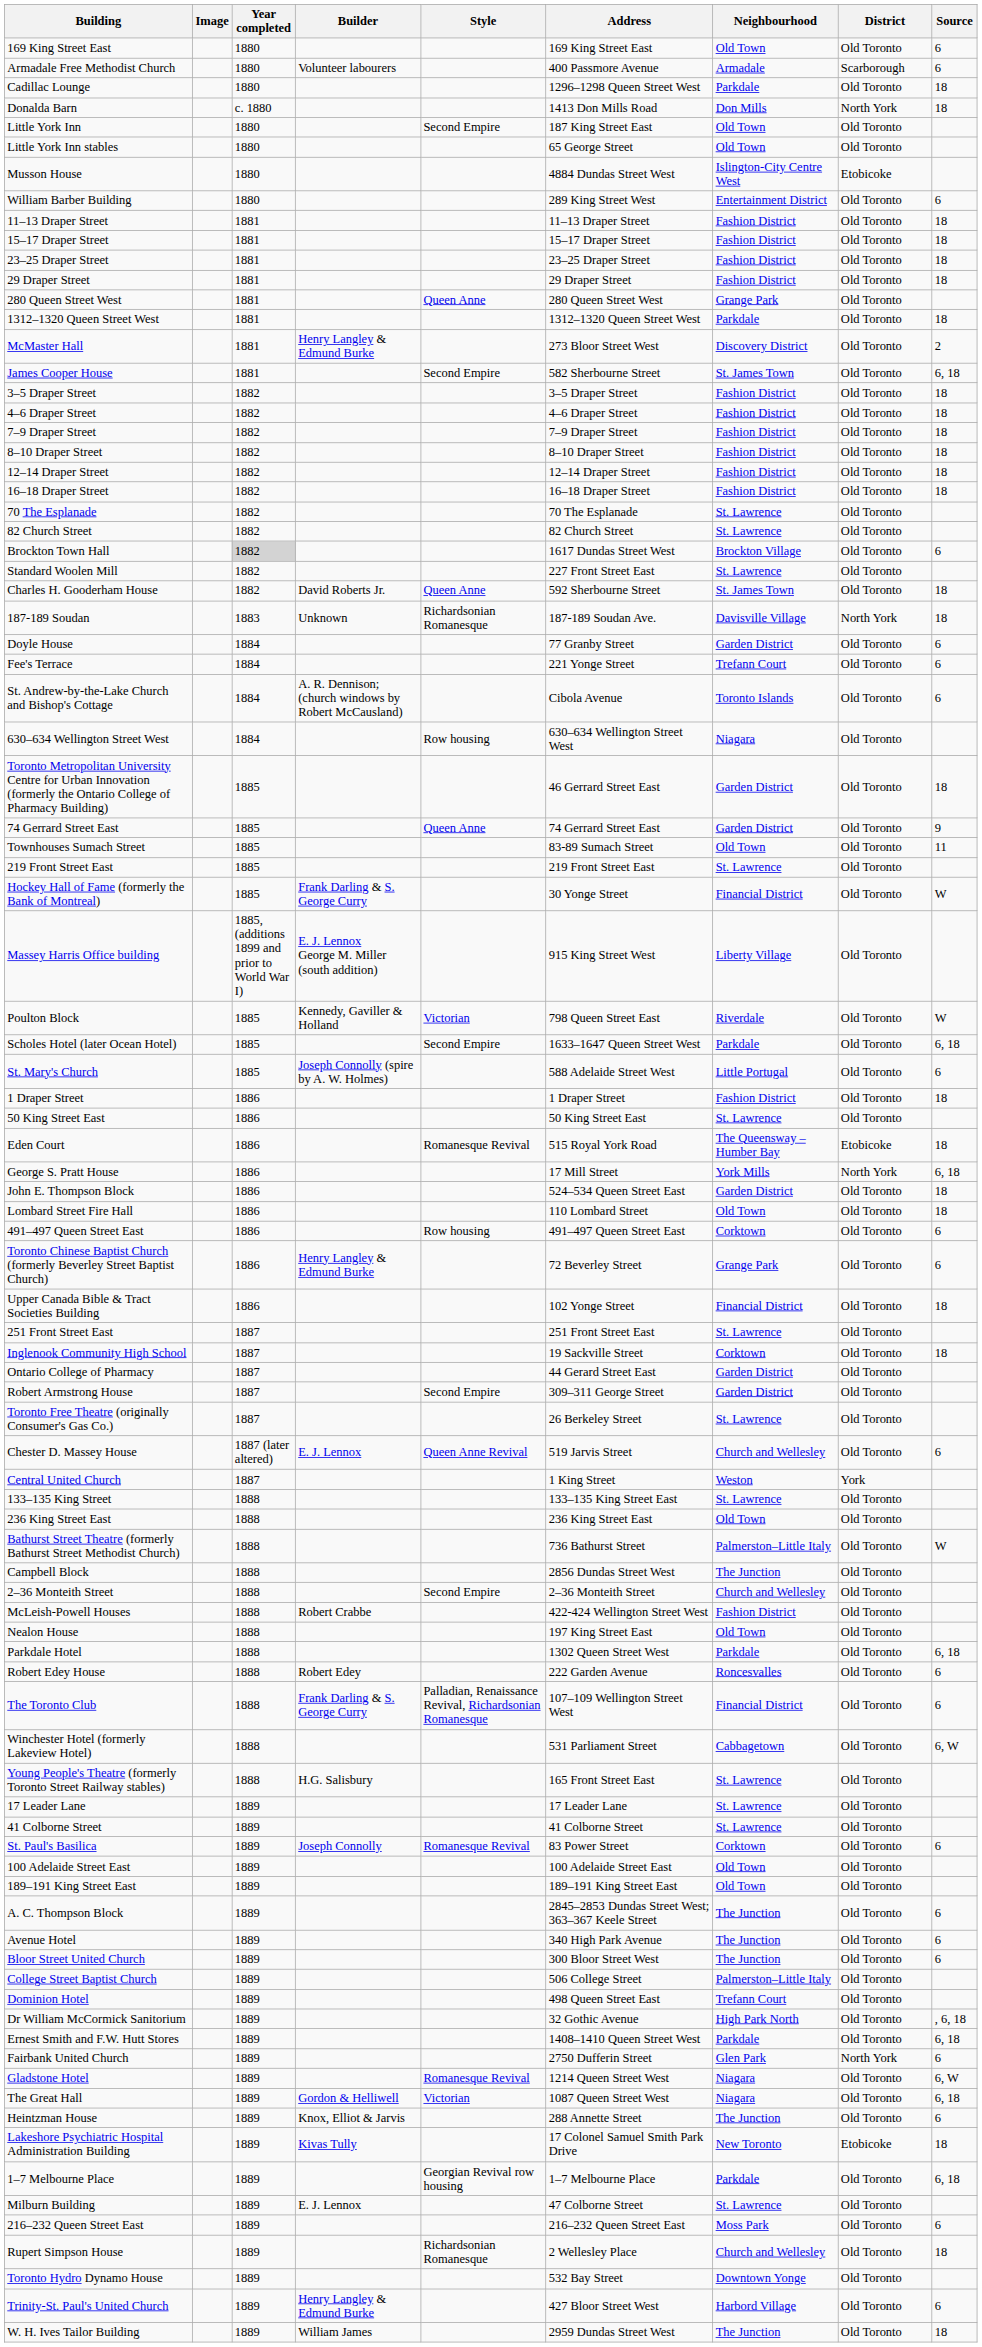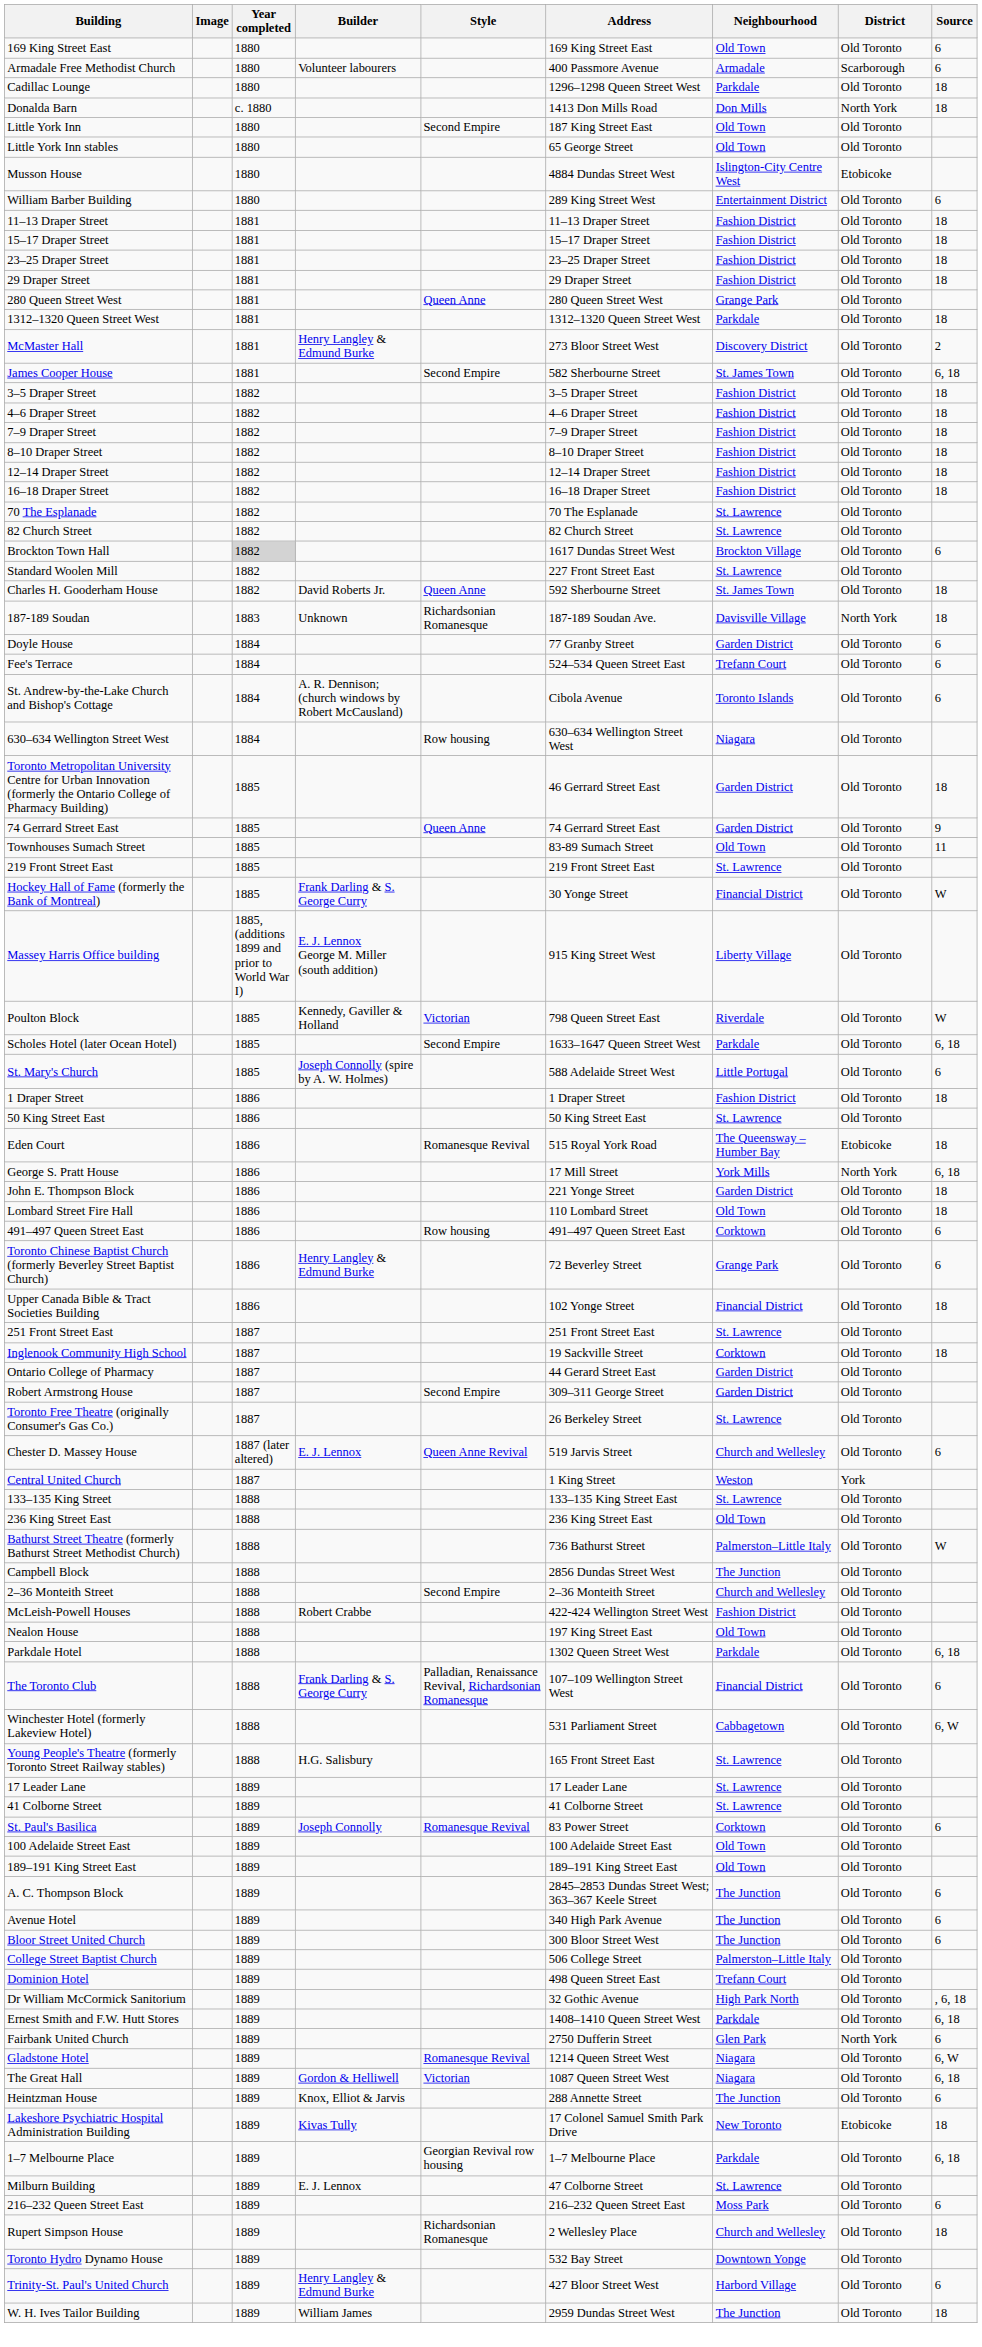(591, 664) 221 Yonge Street -> (617, 664) 524–534 Queen Street East
(617, 1191) 524–534 Queen Street East -> (591, 1191) 221 Yonge Street
- row: (56, 1671)
